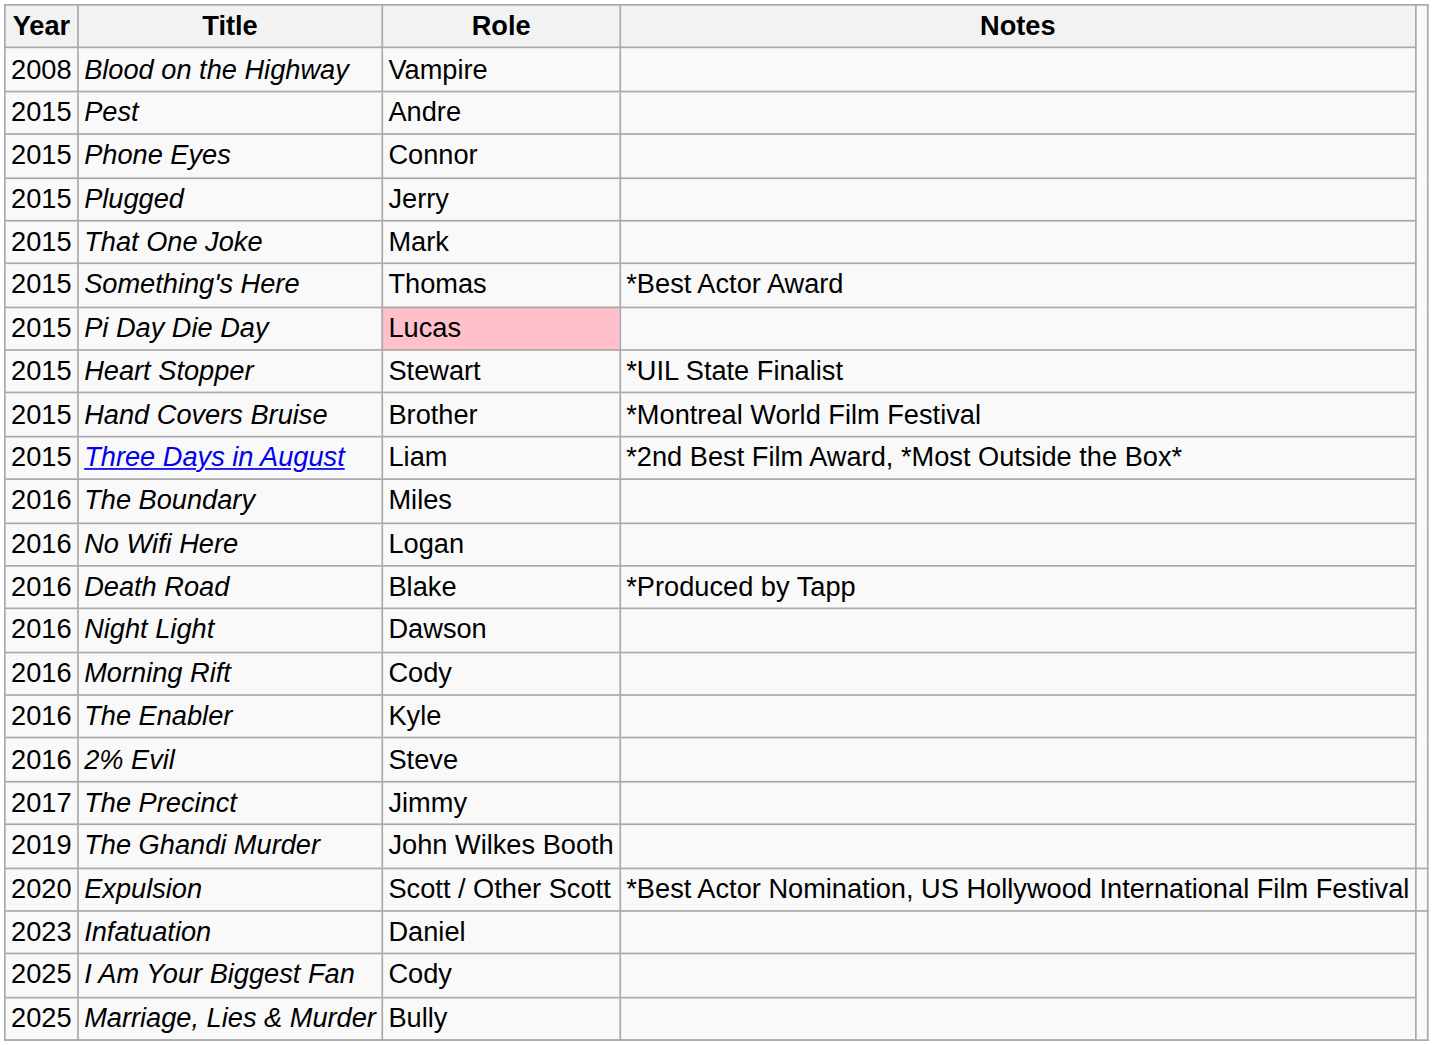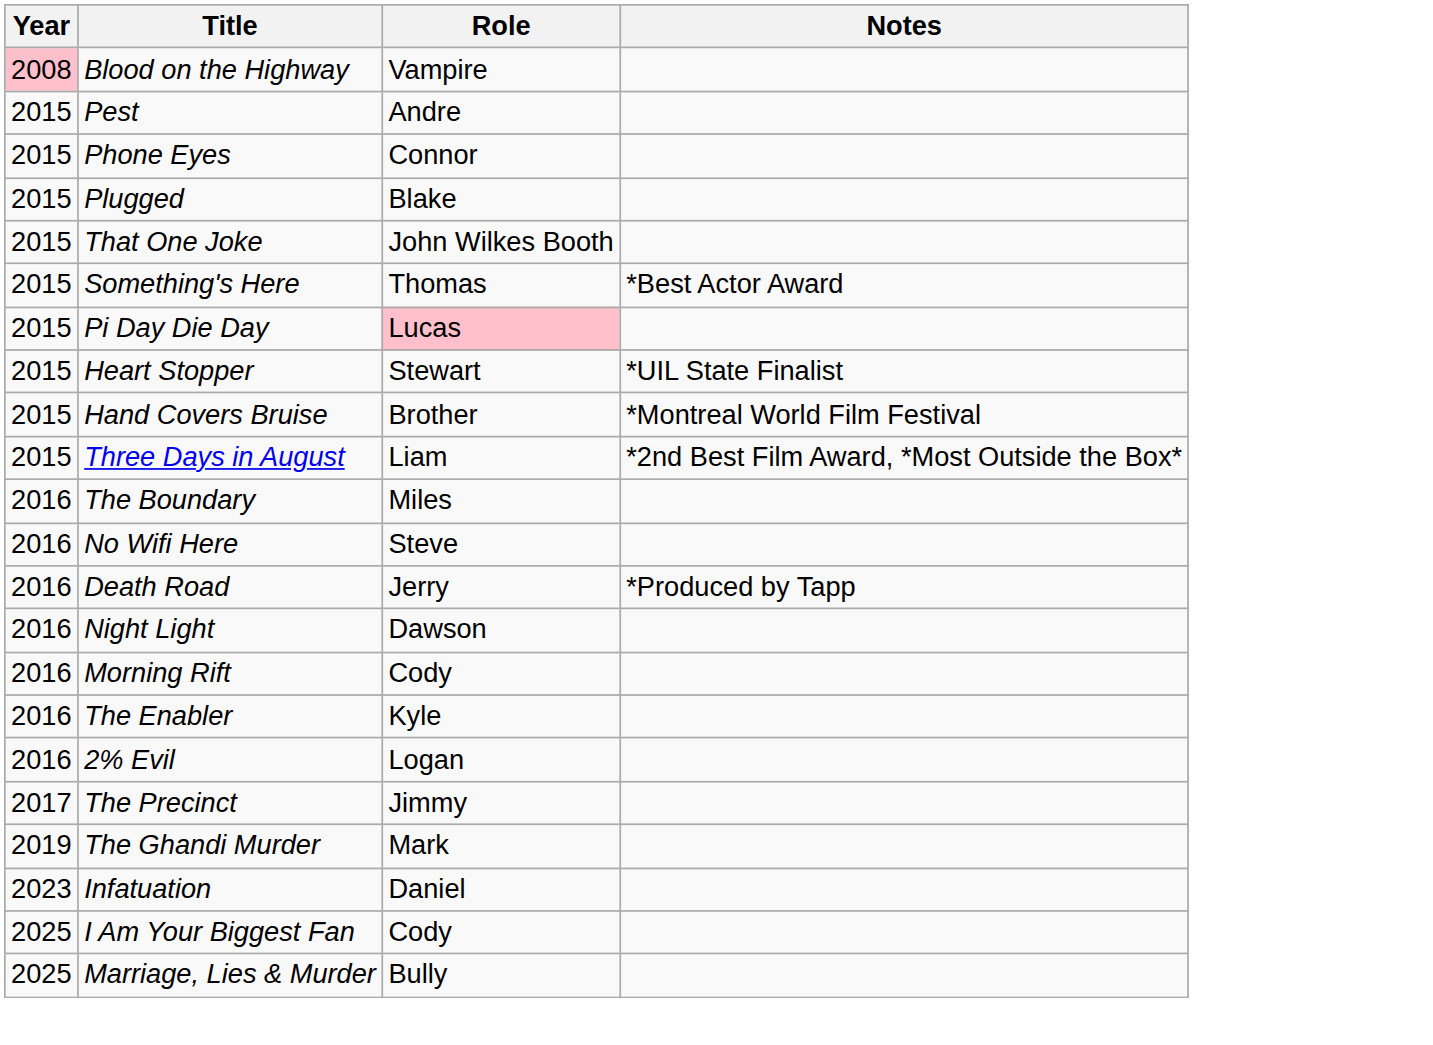(41, 69) no background -> (41, 69) pink background
(419, 198) Jerry -> (422, 198) Blake
(419, 241) Mark -> (501, 241) John Wilkes Booth
(426, 543) Logan -> (423, 543) Steve
(422, 586) Blake -> (419, 586) Jerry
(423, 759) Steve -> (426, 759) Logan
(501, 845) John Wilkes Booth -> (419, 845) Mark
- row: (143, 888)
